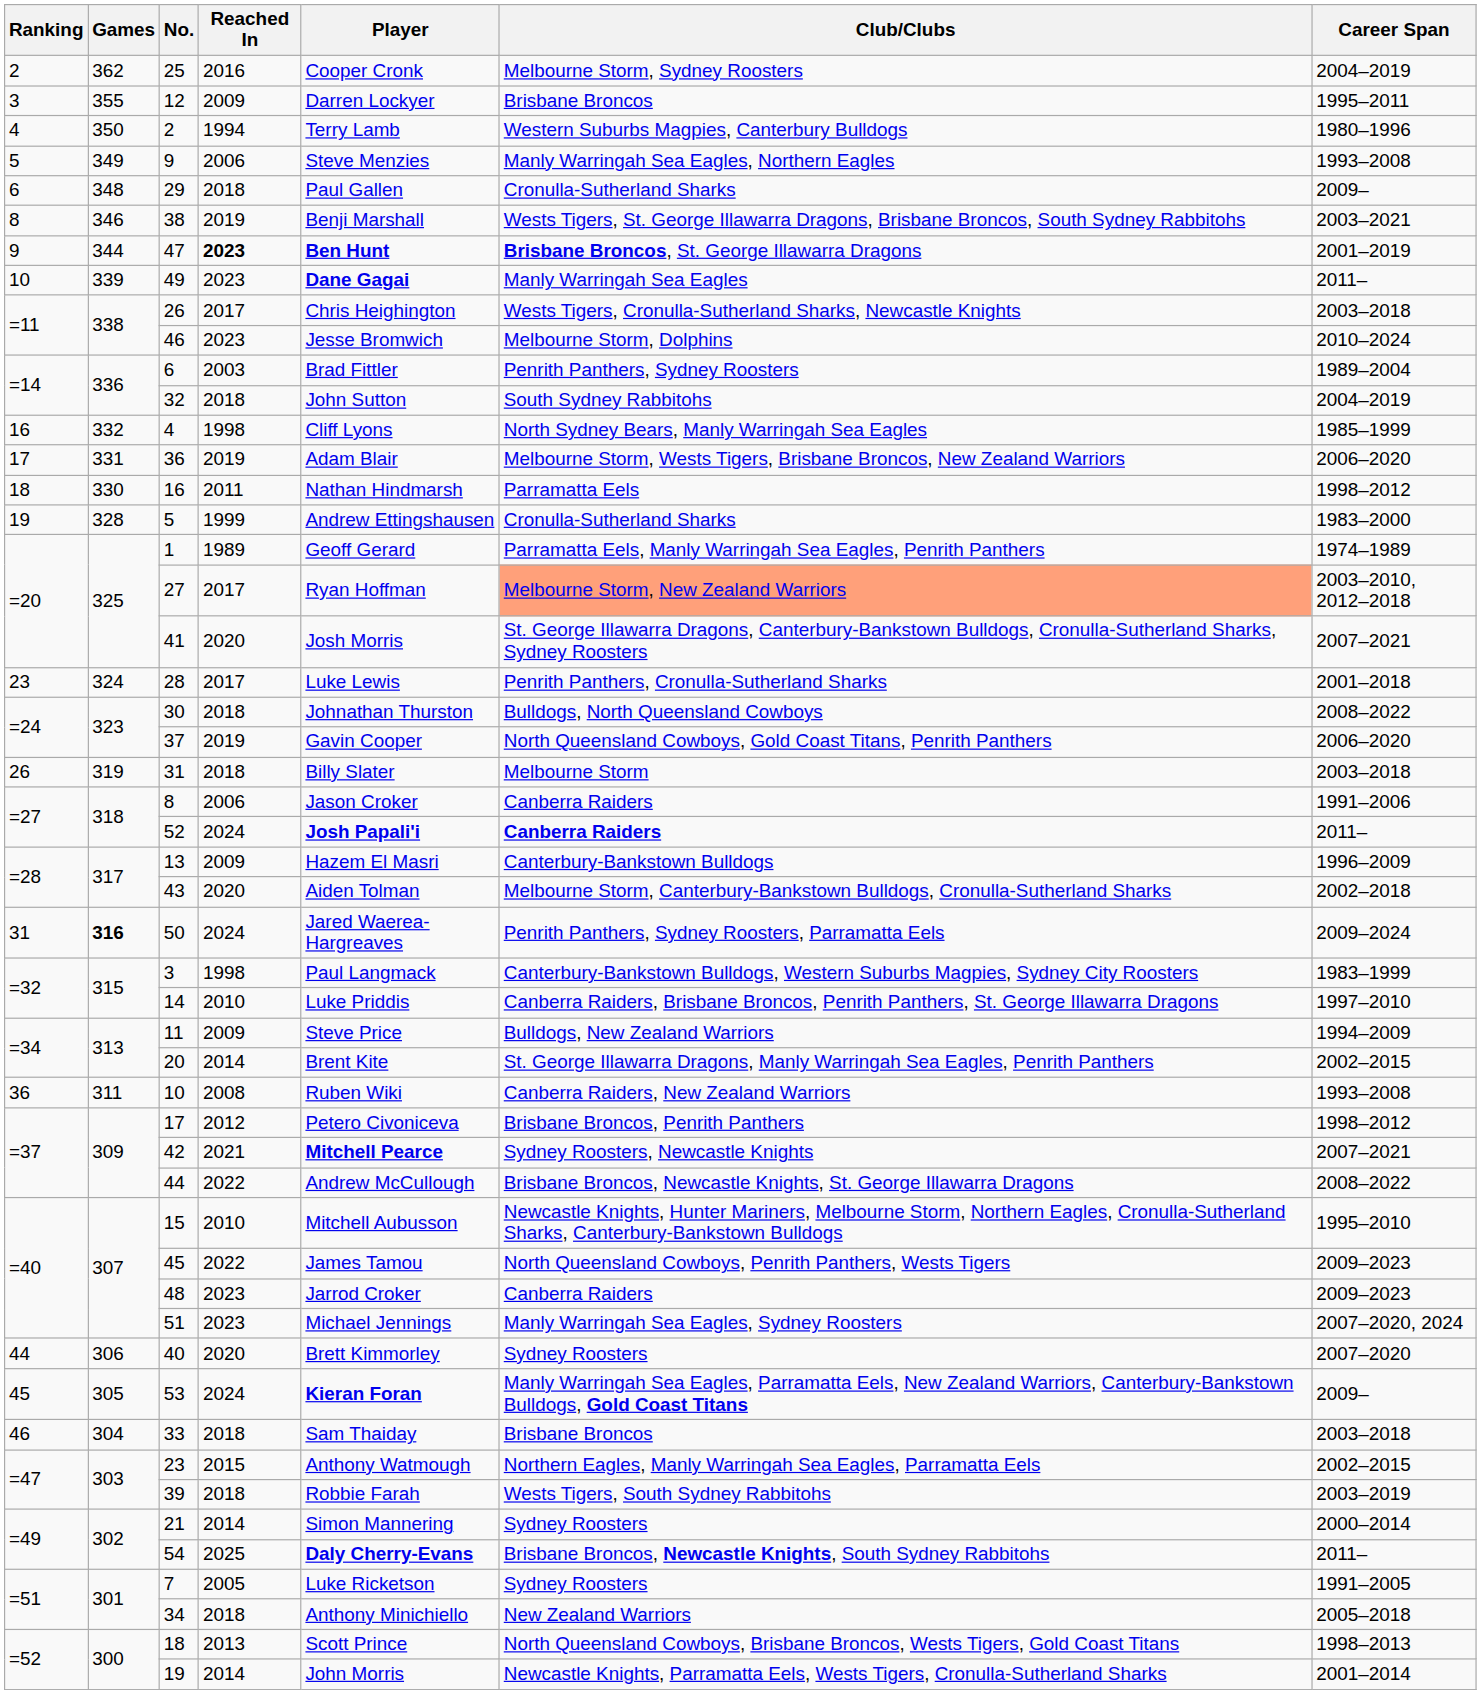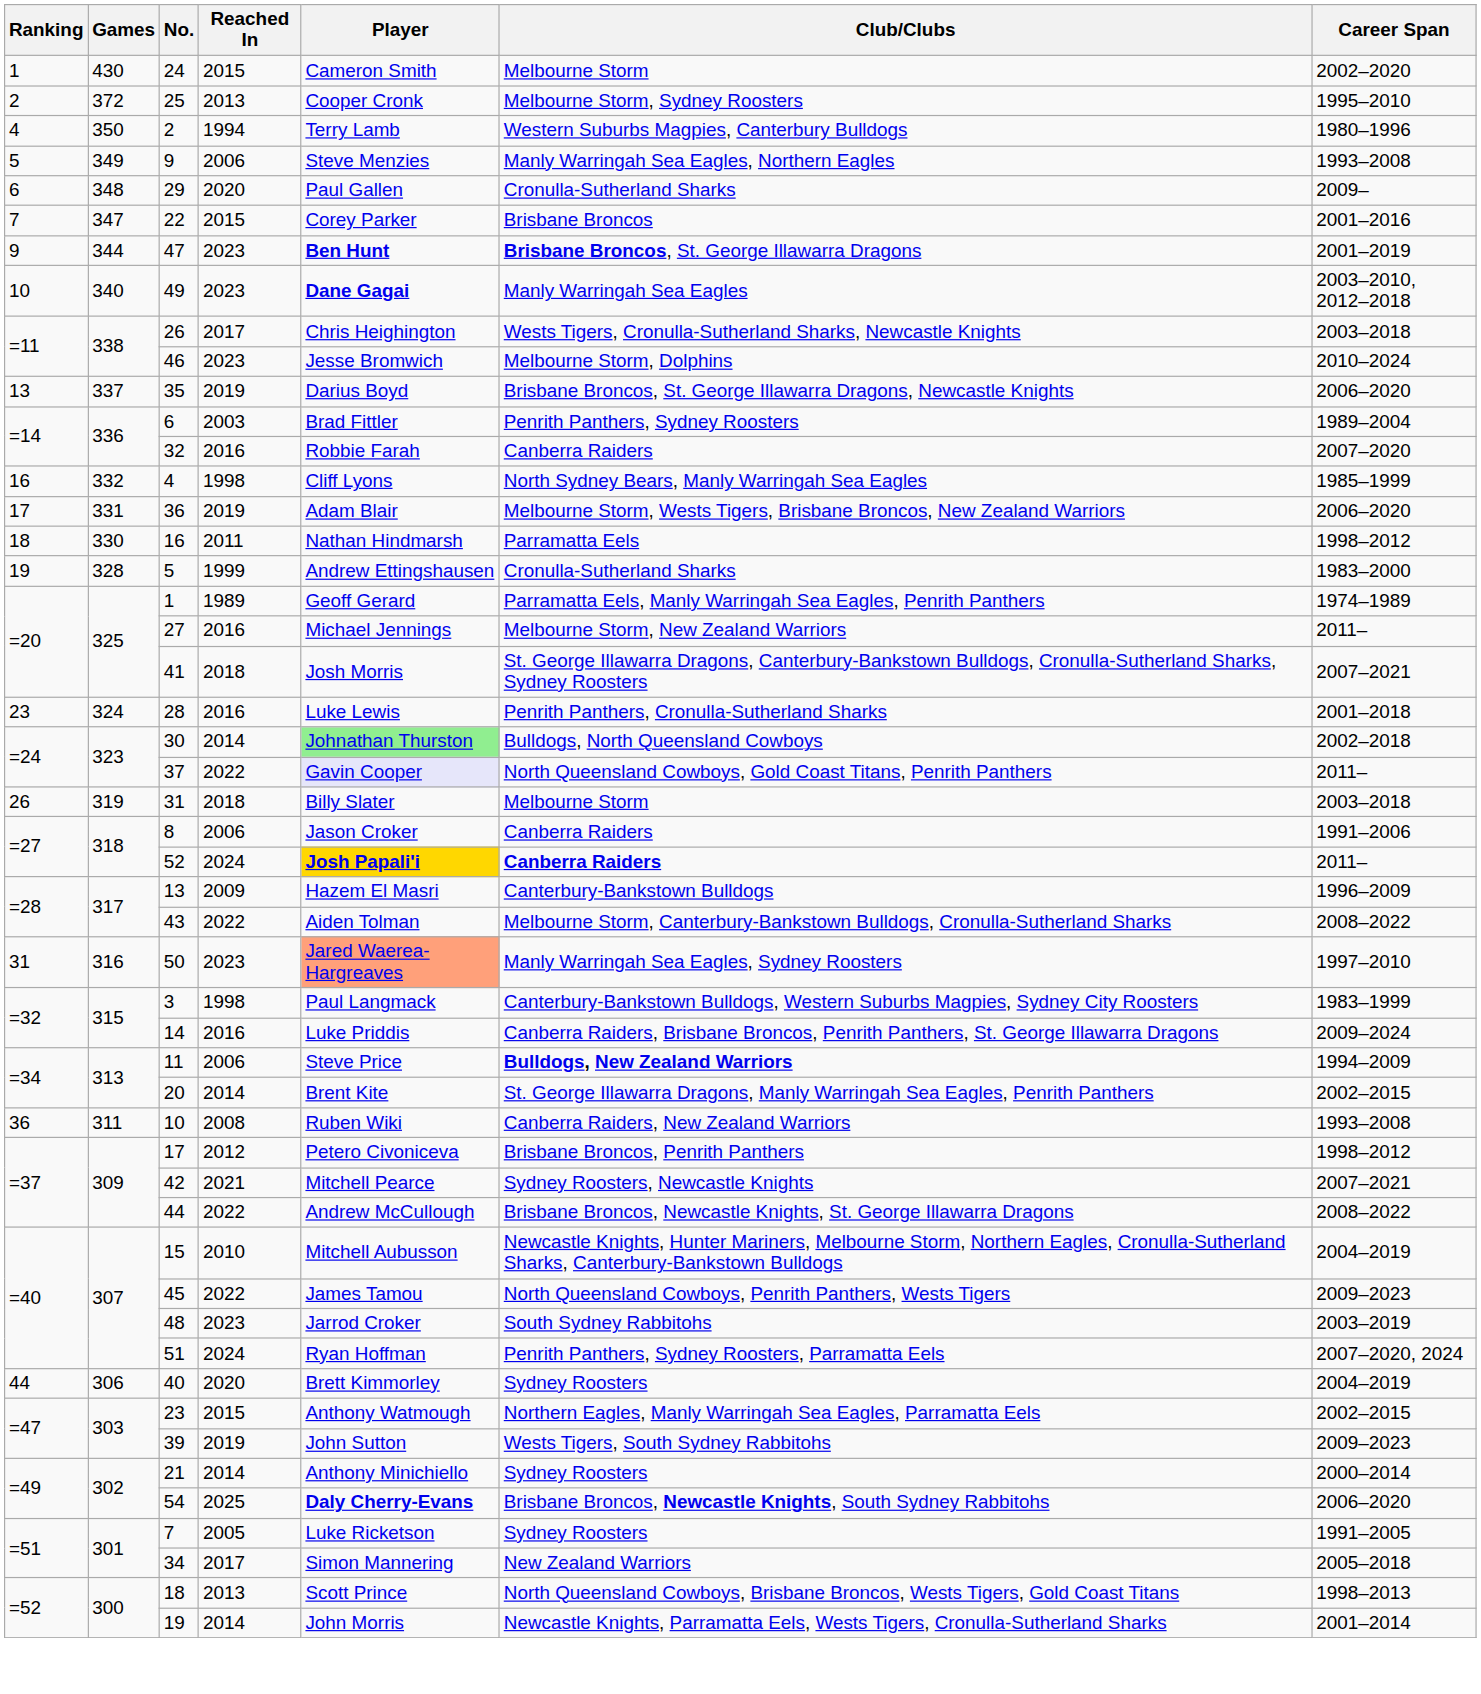+ row: (174, 70)
(108, 70) 362 -> (108, 100) 372
(224, 70) 2016 -> (224, 100) 2013
(1363, 70) 2004–2019 -> (1363, 100) 1995–2010
- row: (174, 100)
(224, 190) 2018 -> (224, 190) 2020
+ row: (174, 220)
- row: (174, 220)
(224, 250) bold -> (224, 250) normal
(108, 280) 339 -> (108, 290) 340
(1342, 280) 2011– -> (1366, 290) 2003–2010, 2012–2018
+ row: (174, 391)
(224, 400) 2018 -> (224, 451) 2016
(356, 400) John Sutton -> (363, 451) Robbie Farah
(608, 400) South Sydney Rabbitohs -> (578, 451) Canberra Raiders
(1363, 400) 2004–2019 -> (1363, 451) 2007–2020
(224, 590) 2017 -> (224, 630) 2016
(366, 590) Ryan Hoffman -> (378, 630) Michael Jennings
(675, 590) lightsalmon background -> (675, 630) no background
(1366, 590) 2003–2010, 2012–2018 -> (1342, 630) 2011–
(224, 641) 2020 -> (224, 671) 2018
(224, 682) 2017 -> (224, 711) 2016
(224, 711) 2018 -> (224, 741) 2014
(389, 711) no background -> (389, 741) lightgreen background
(1363, 711) 2008–2022 -> (1363, 741) 2002–2018
(224, 741) 2019 -> (224, 771) 2022
(364, 741) no background -> (364, 771) lavender background
(1363, 741) 2006–2020 -> (1342, 771) 2011–
(363, 831) no background -> (363, 861) gold background
(224, 891) 2020 -> (224, 921) 2022
(1363, 891) 2002–2018 -> (1363, 921) 2008–2022
(108, 932) bold -> (108, 962) normal
(224, 932) 2024 -> (224, 962) 2023
(368, 932) no background -> (368, 962) lightsalmon background
(724, 932) Penrith Panthers, Sydney Roosters, Parramatta Eels -> (703, 962) Manly Warringah Sea Eagles, Sydney Roosters
(1363, 932) 2009–2024 -> (1363, 962) 1997–2010
(224, 1002) 2010 -> (224, 1032) 2016
(1363, 1002) 1997–2010 -> (1363, 1032) 2009–2024
(224, 1032) 2009 -> (224, 1062) 2006
(639, 1032) normal -> (648, 1062) bold
(374, 1152) bold -> (370, 1182) normal
(1363, 1222) 1995–2010 -> (1363, 1252) 2004–2019
(578, 1293) Canberra Raiders -> (608, 1323) South Sydney Rabbitohs
(1363, 1293) 2009–2023 -> (1363, 1323) 2003–2019
(224, 1323) 2023 -> (224, 1353) 2024
(378, 1323) Michael Jennings -> (366, 1353) Ryan Hoffman
(703, 1323) Manly Warringah Sea Eagles, Sydney Roosters -> (724, 1353) Penrith Panthers, Sydney Roosters, Parramatta Eels
(1363, 1353) 2007–2020 -> (1363, 1383) 2004–2019
- row: (174, 1393)
- row: (174, 1434)
(224, 1494) 2018 -> (224, 1443) 2019
(363, 1494) Robbie Farah -> (356, 1443) John Sutton
(1363, 1494) 2003–2019 -> (1363, 1443) 2009–2023
(379, 1524) Simon Mannering -> (387, 1473) Anthony Minichiello
(1342, 1554) 2011– -> (1363, 1503) 2006–2020
(224, 1614) 2018 -> (224, 1562) 2017
(387, 1614) Anthony Minichiello -> (379, 1562) Simon Mannering
